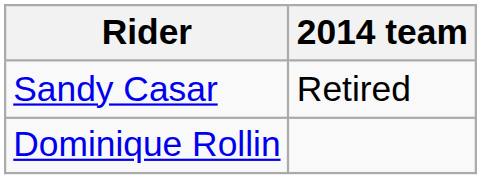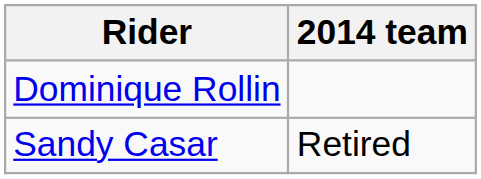rows swapped: (115, 88) <-> (147, 144)
